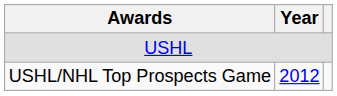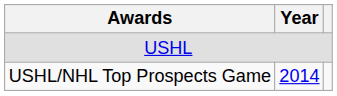(299, 76) 2012 -> (299, 76) 2014
